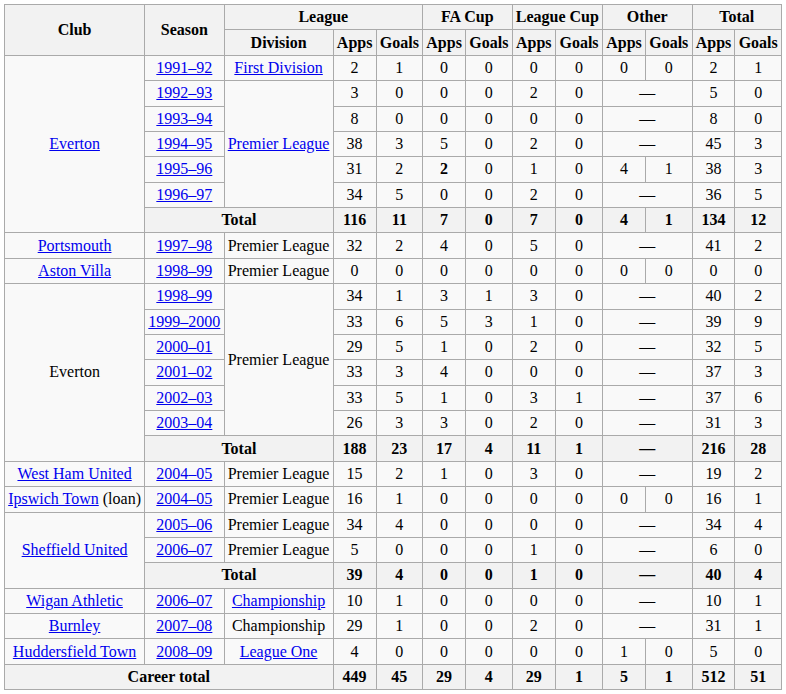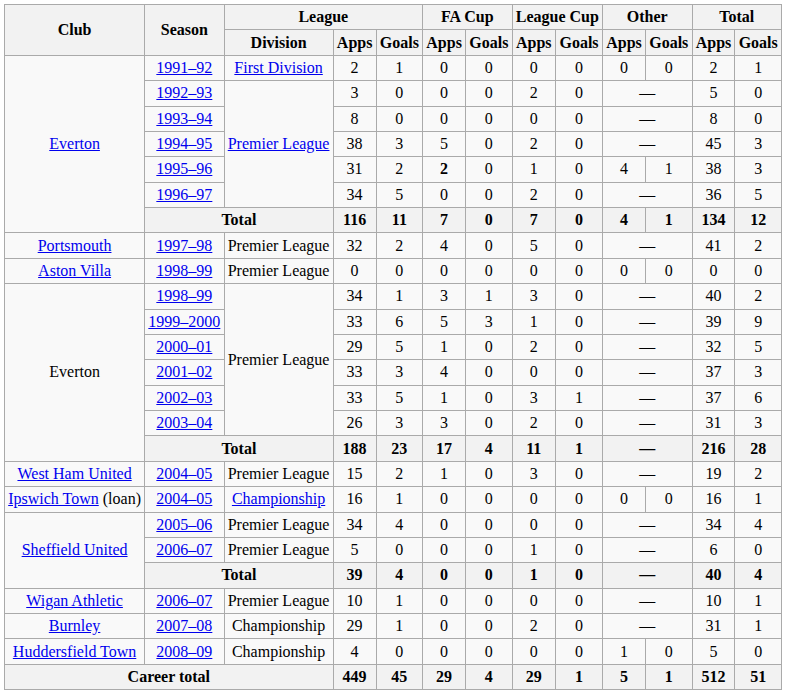(279, 499) Premier League -> (279, 499) Championship
(279, 600) Championship -> (279, 600) Premier League
(279, 651) League One -> (279, 651) Championship
